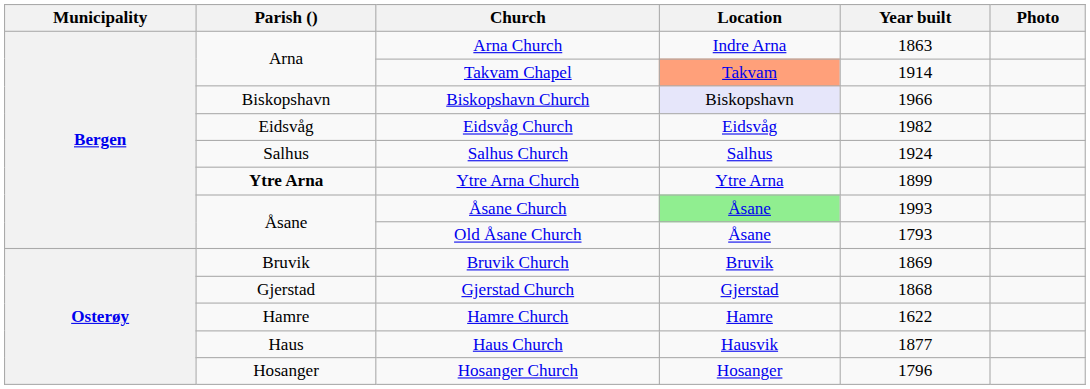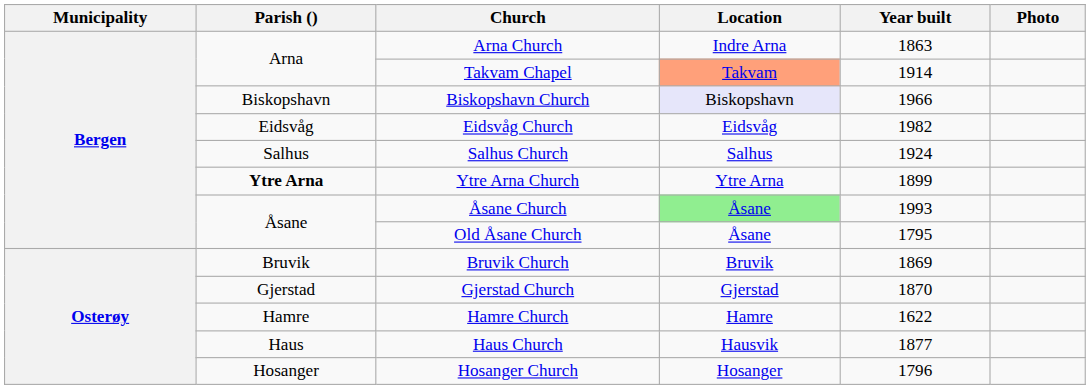(915, 235) 1793 -> (915, 235) 1795
(915, 289) 1868 -> (915, 289) 1870
